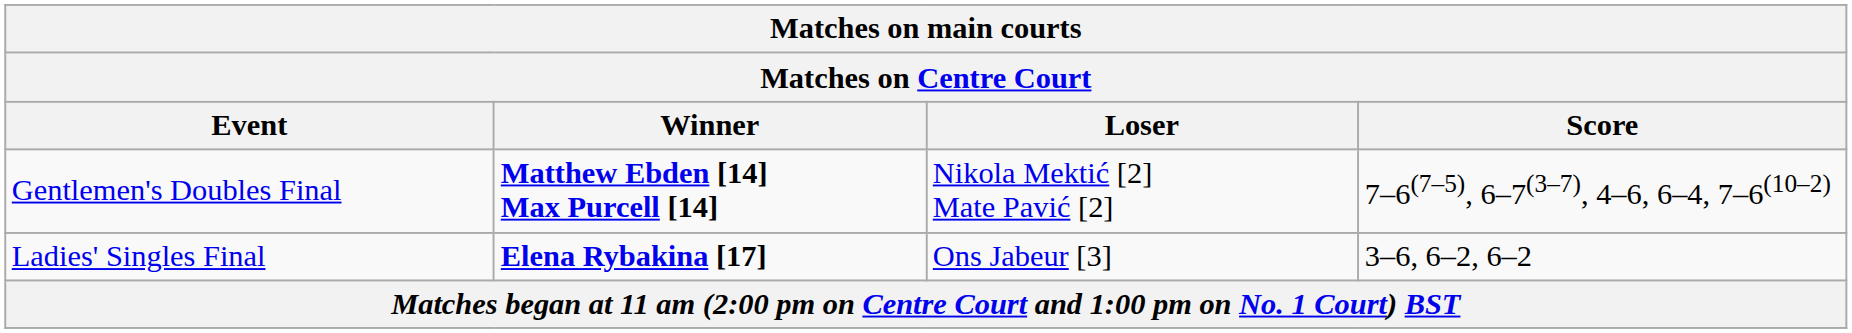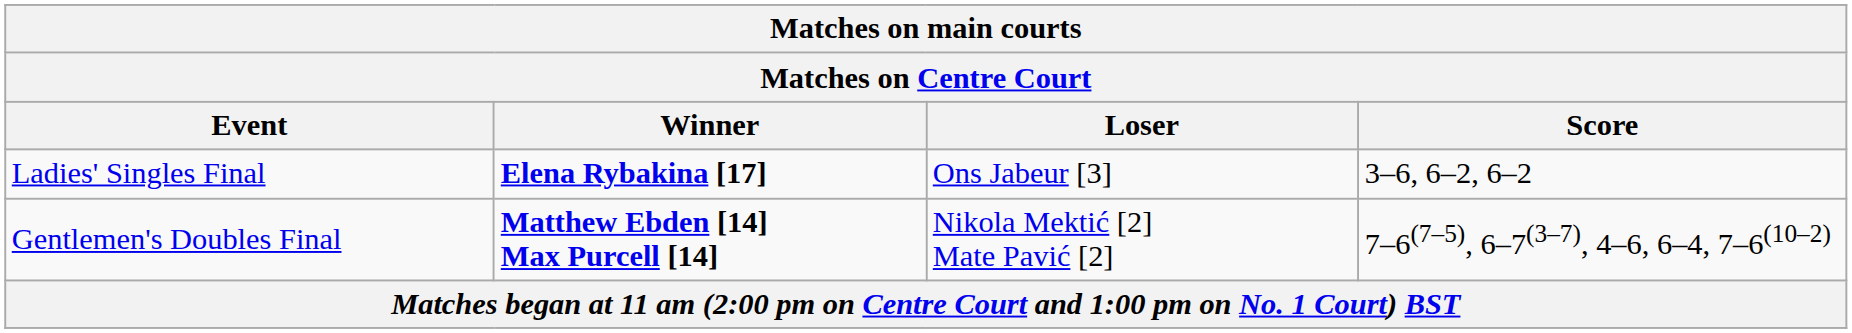rows swapped: (139, 255) <-> (177, 190)
